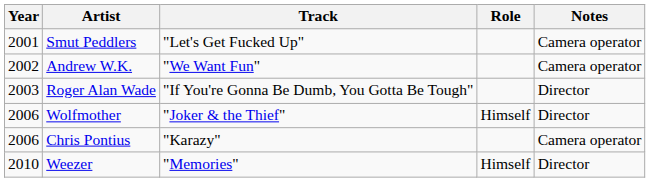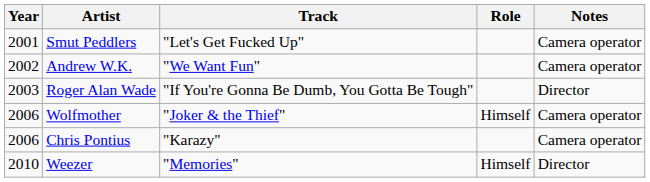(564, 115) Director -> (590, 115) Camera operator
